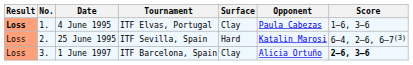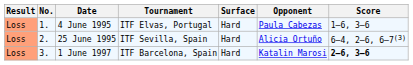(16, 24) bold -> (16, 24) normal
(231, 24) Clay -> (231, 24) Hard
(293, 39) Katalin Marosi -> (290, 39) Alicia Ortuño
(231, 53) Clay -> (231, 53) Hard
(290, 53) Alicia Ortuño -> (293, 53) Katalin Marosi
